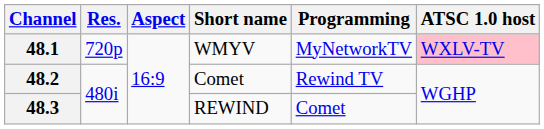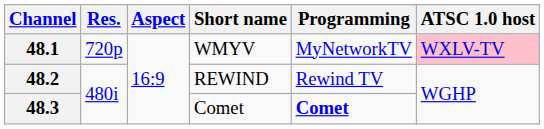(219, 78) Comet -> (231, 78) REWIND
(231, 108) REWIND -> (219, 108) Comet
(321, 108) normal -> (322, 108) bold
